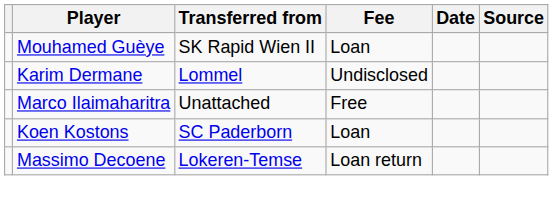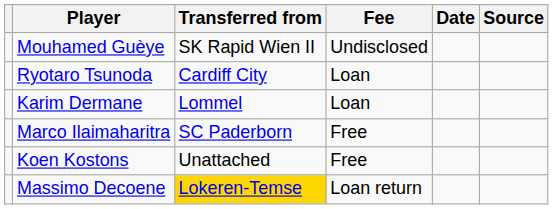(350, 47) Loan -> (379, 47) Undisclosed
+ row: (85, 75)
(379, 75) Undisclosed -> (350, 103) Loan
(224, 103) Unattached -> (235, 132) SC Paderborn
(235, 132) SC Paderborn -> (224, 160) Unattached
(350, 132) Loan -> (349, 160) Free
(240, 160) no background -> (240, 189) gold background
